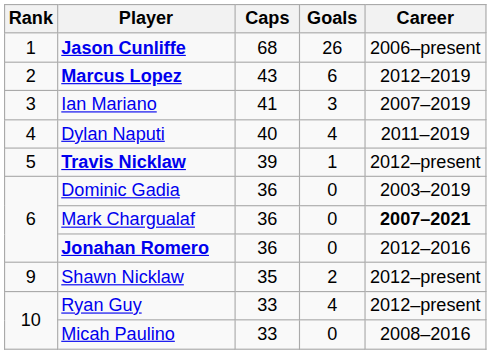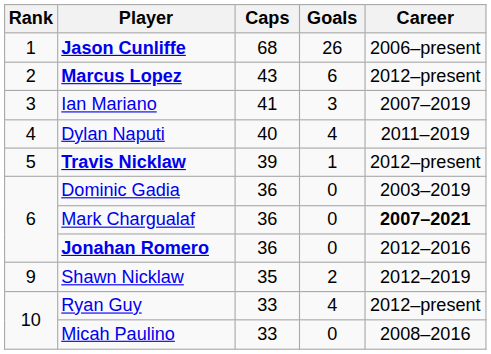(425, 76) 2012–2019 -> (425, 76) 2012–present
(425, 276) 2012–present -> (425, 276) 2012–2019
